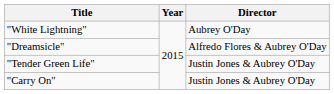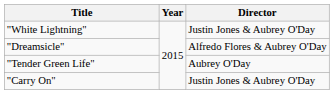(219, 30) Aubrey O'Day -> (252, 30) Justin Jones & Aubrey O'Day
(252, 64) Justin Jones & Aubrey O'Day -> (219, 64) Aubrey O'Day
